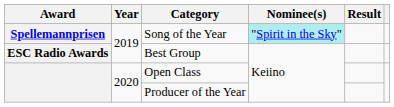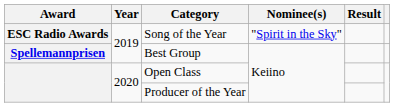(58, 33) Spellemannprisen -> (58, 33) ESC Radio Awards
(297, 33) paleturquoise background -> (297, 33) no background
(58, 53) ESC Radio Awards -> (58, 53) Spellemannprisen
